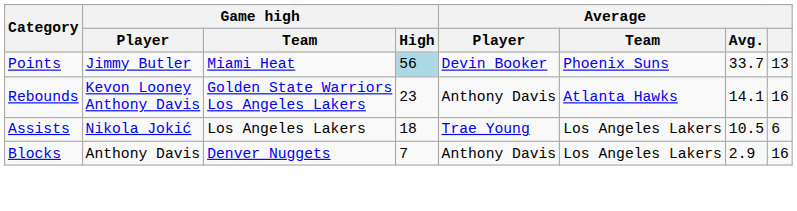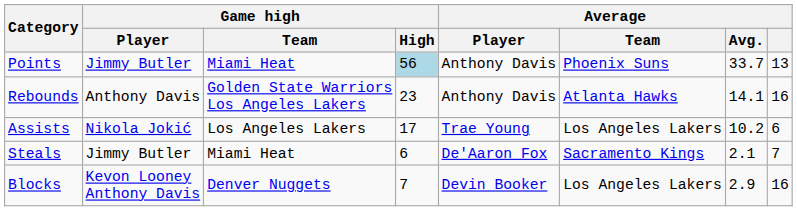(494, 64) Devin Booker -> (499, 64) Anthony Davis
(143, 97) Kevon Looney Anthony Davis -> (143, 97) Anthony Davis
(408, 129) 18 -> (408, 129) 17
(746, 129) 10.5 -> (746, 129) 10.2
+ row: (35, 153)
(143, 153) Anthony Davis -> (143, 186) Kevon Looney Anthony Davis
(499, 153) Anthony Davis -> (494, 186) Devin Booker
